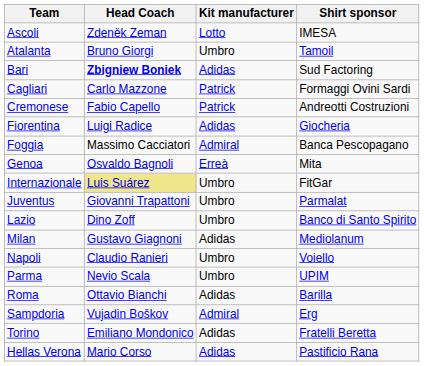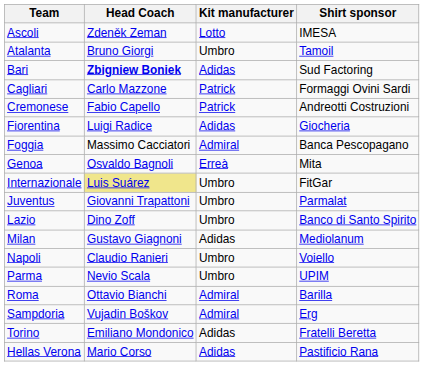(217, 295) Adidas -> (219, 295) Admiral
